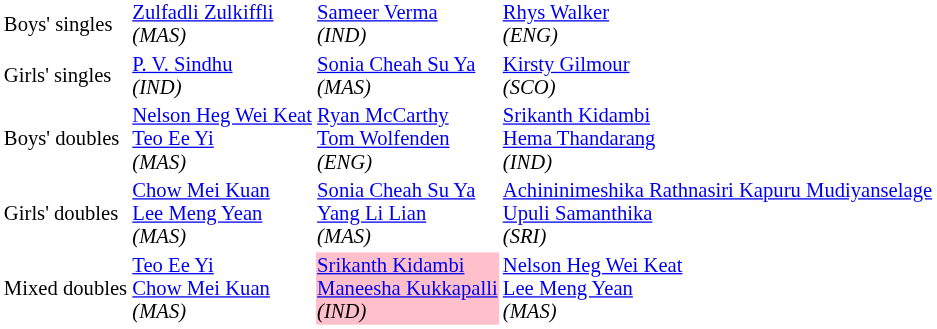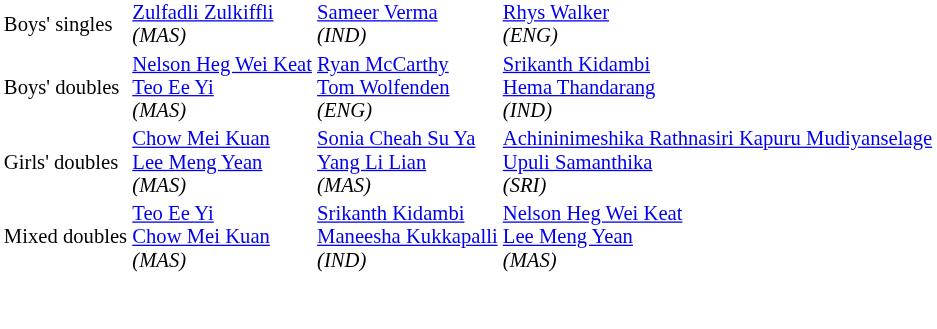- row: (58, 75)
(407, 288) pink background -> (407, 236) no background
